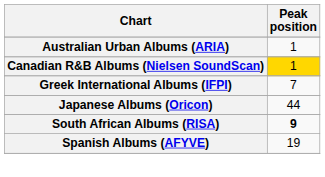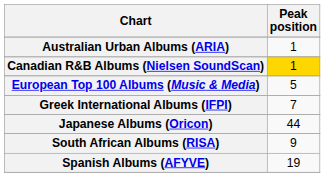+ row: (136, 85)
(293, 124) bold -> (293, 143) normal
